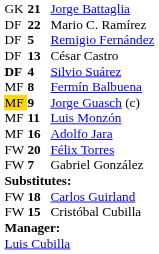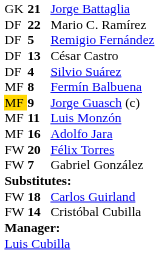(13, 71) bold -> (13, 71) normal
(34, 212) 15 -> (34, 212) 14
